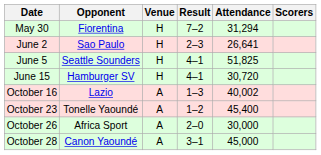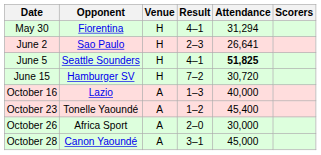(195, 29) 7–2 -> (195, 29) 4–1
(243, 61) normal -> (243, 61) bold
(195, 77) 4–1 -> (195, 77) 7–2
(243, 93) 40,002 -> (243, 93) 40,000
